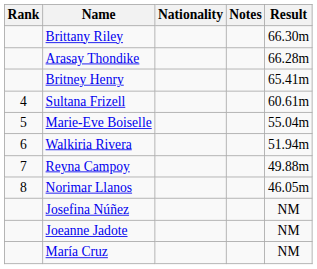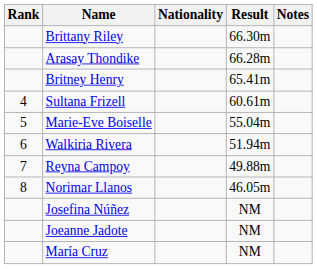columns swapped: (289, 15) <-> (245, 15)
